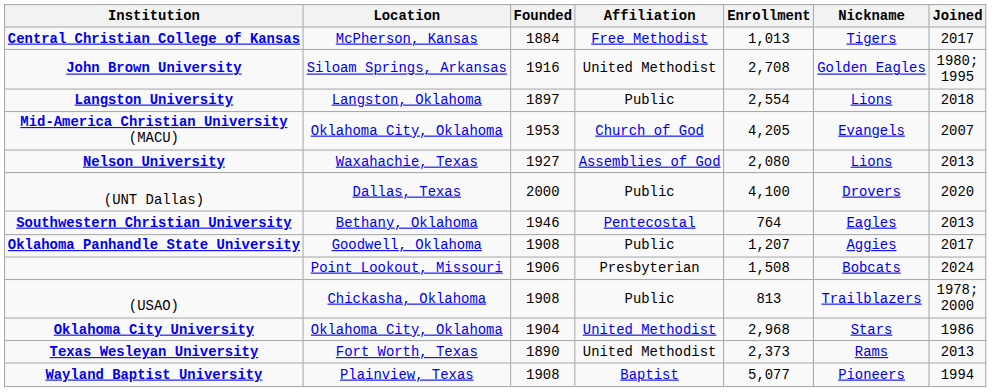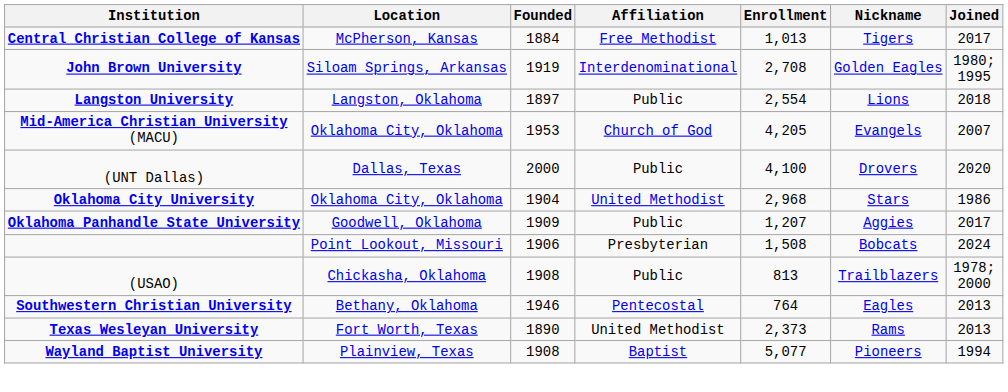(543, 69) 1916 -> (543, 69) 1919
(650, 69) United Methodist -> (658, 69) Interdenominational
- row: (154, 161)
rows swapped: (154, 329) <-> (154, 223)
(543, 245) 1908 -> (543, 223) 1909
